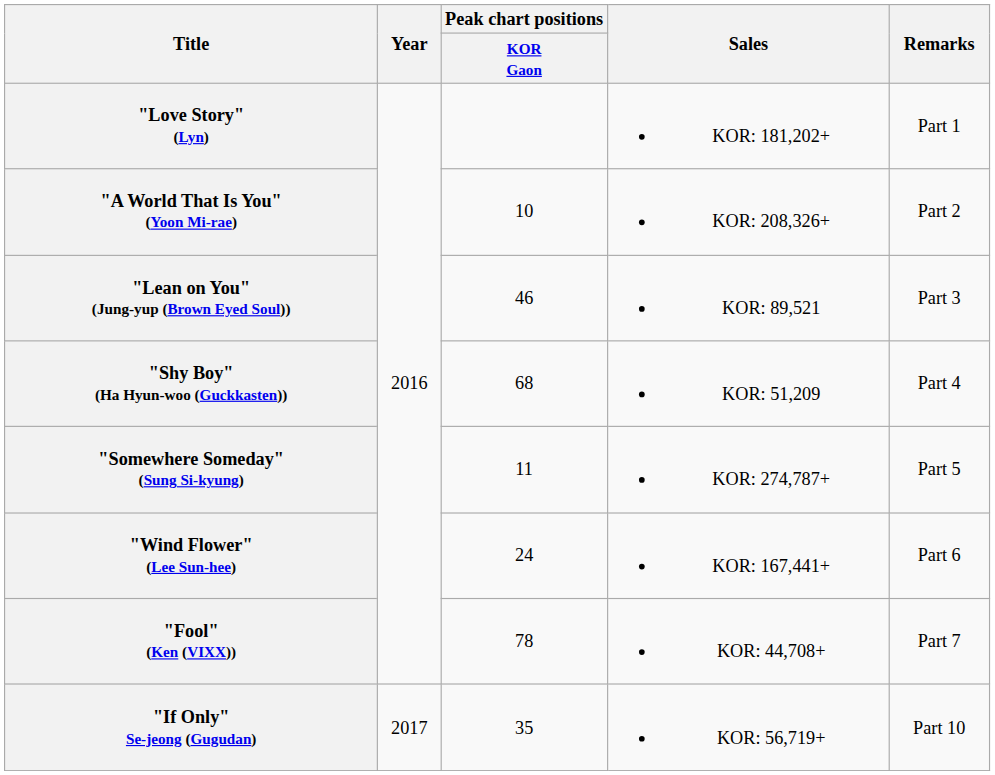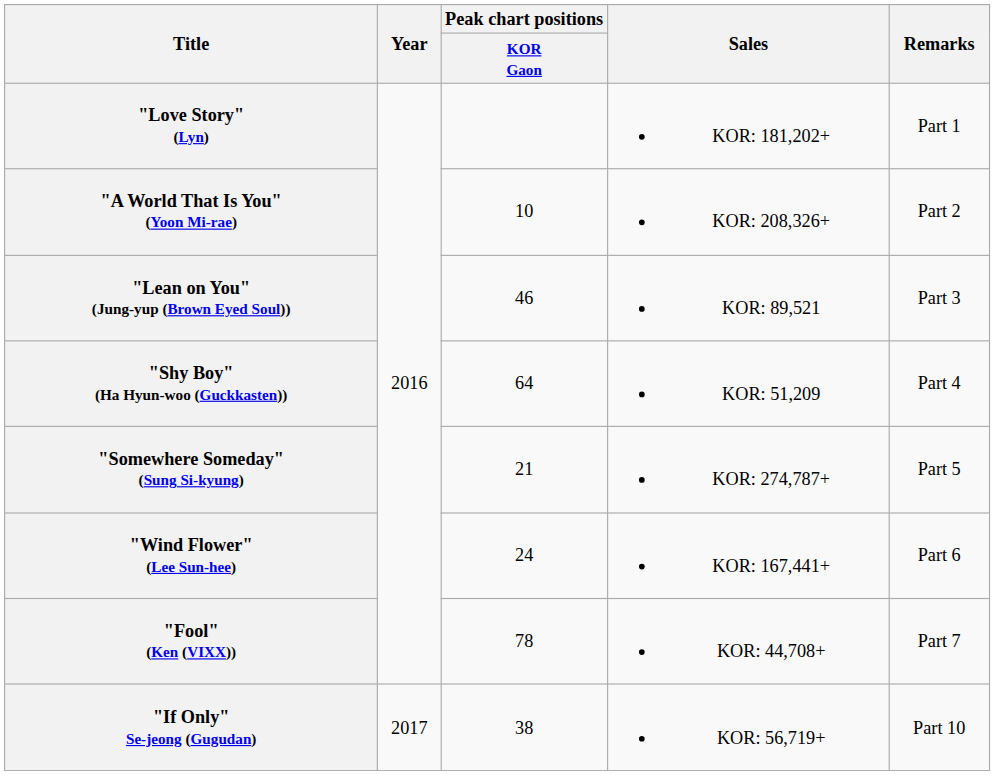(524, 383) 68 -> (524, 383) 64
(524, 469) 11 -> (524, 469) 21
(524, 727) 35 -> (524, 727) 38
